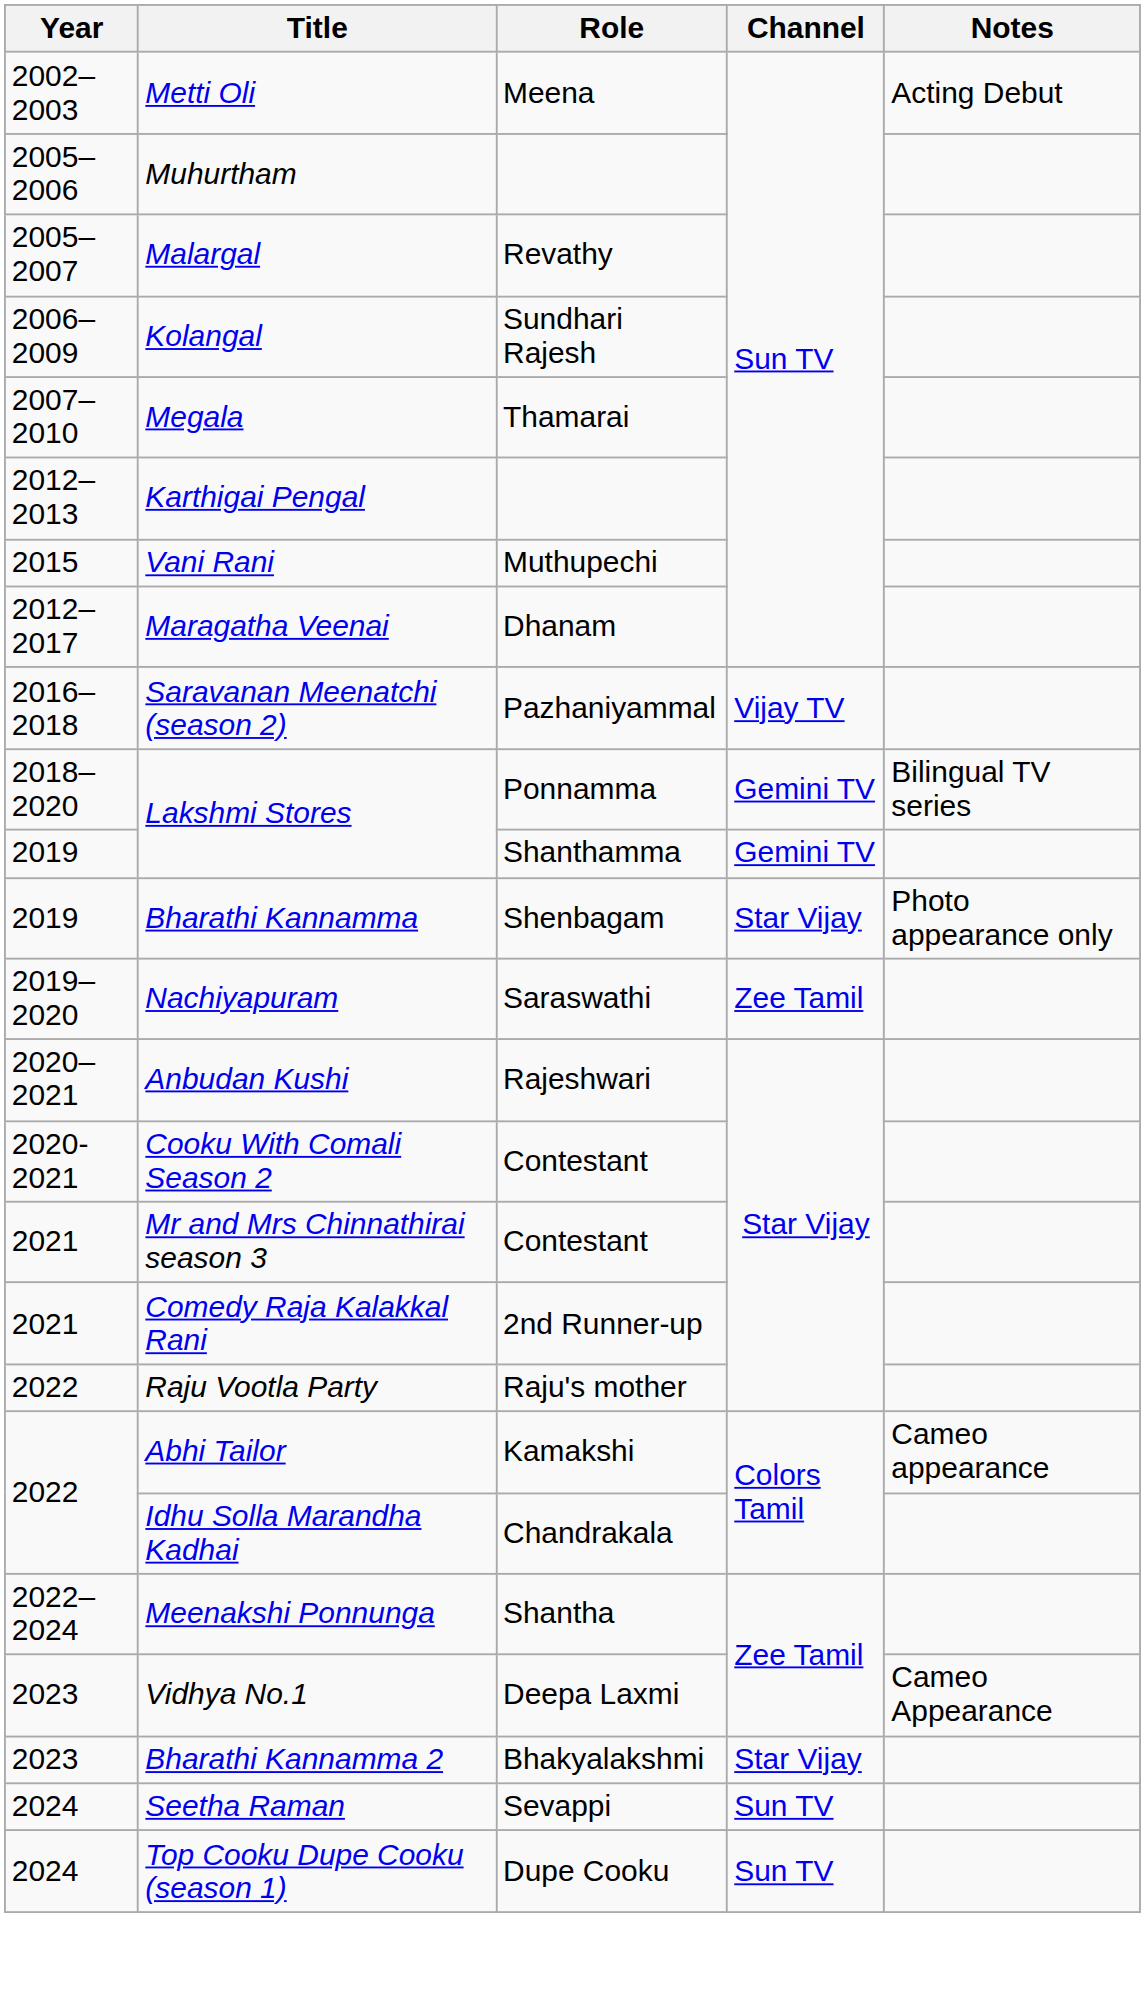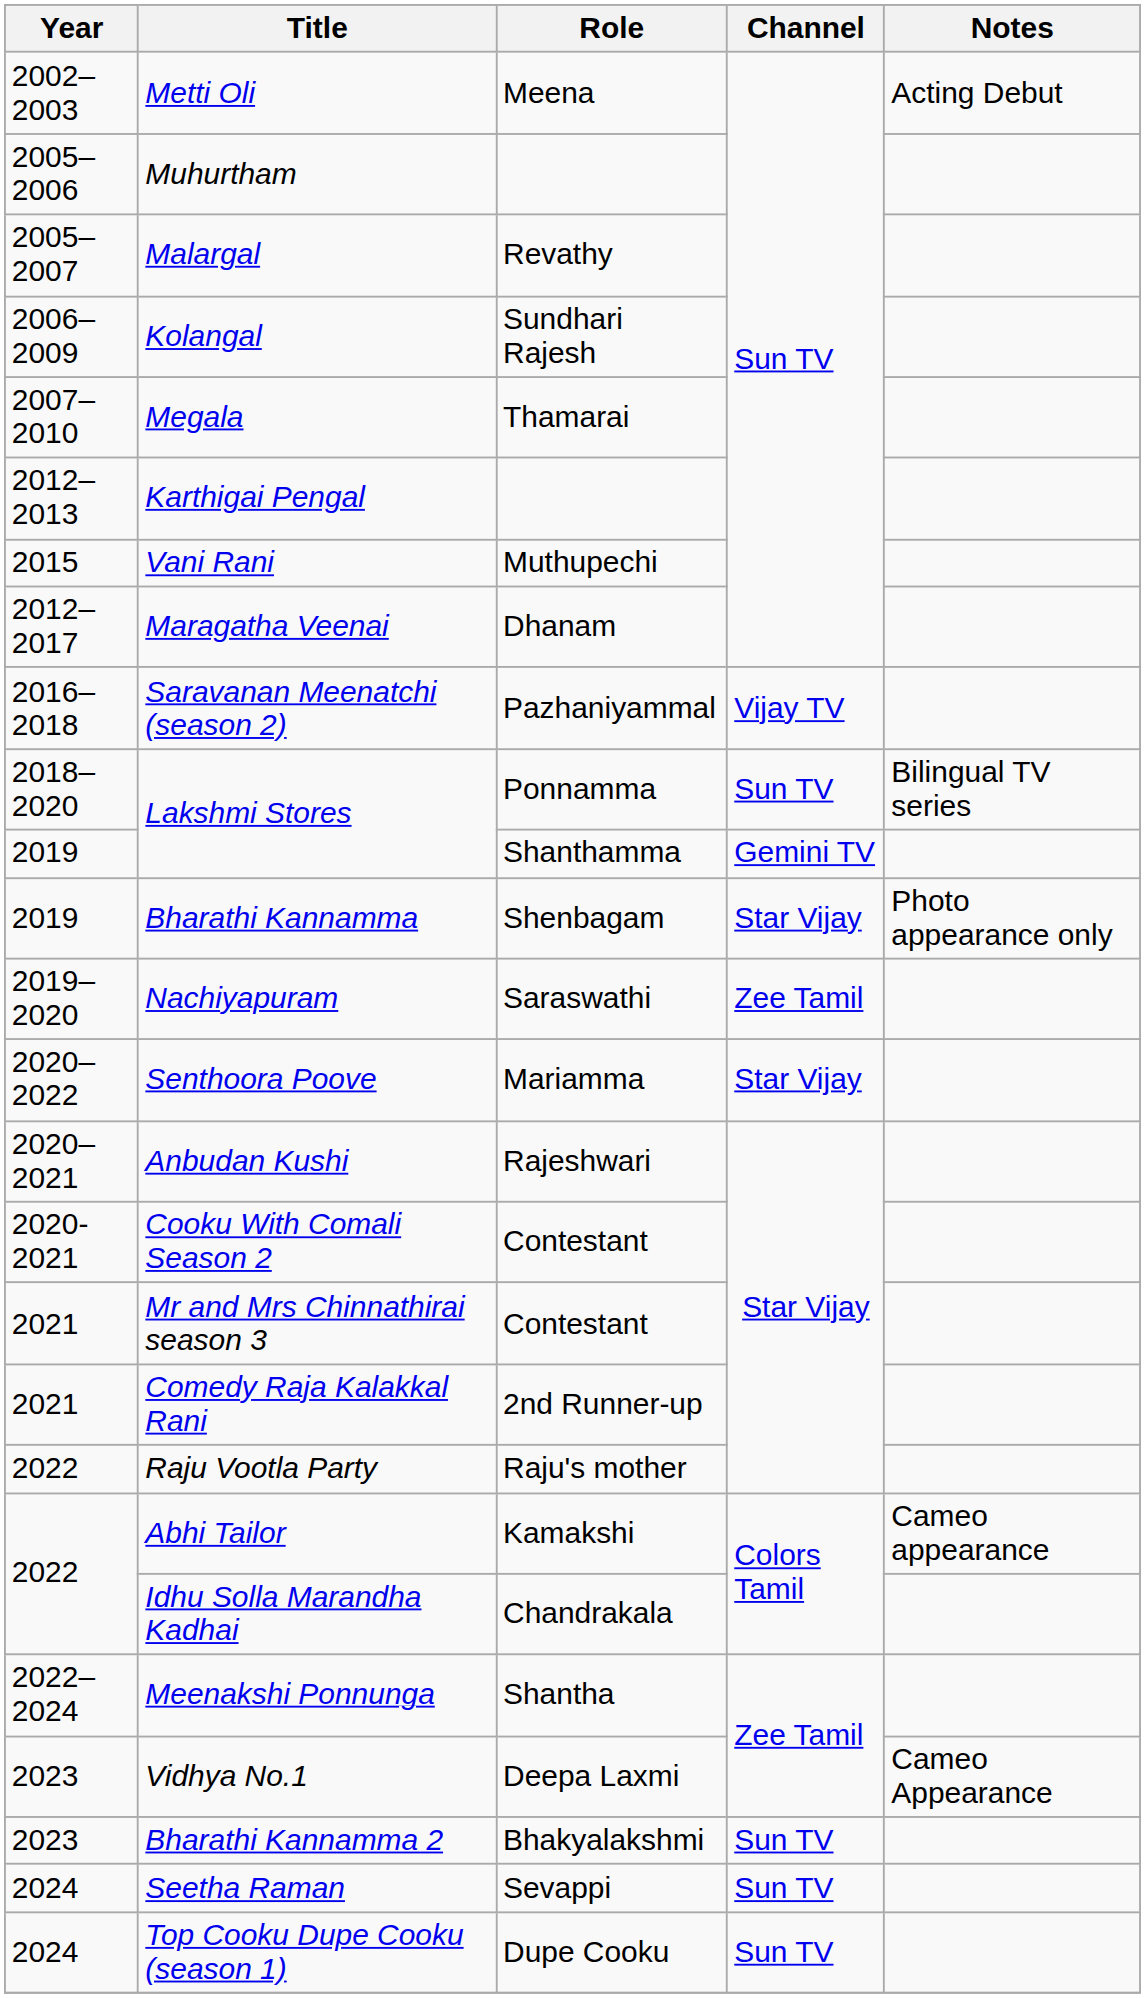(805, 788) Gemini TV -> (784, 788) Sun TV
+ row: (261, 1079)
(798, 1759) Star Vijay -> (784, 1840) Sun TV
